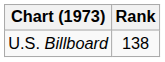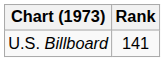(136, 43) 138 -> (136, 43) 141
